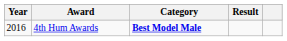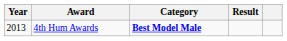(16, 28) 2016 -> (16, 28) 2013
